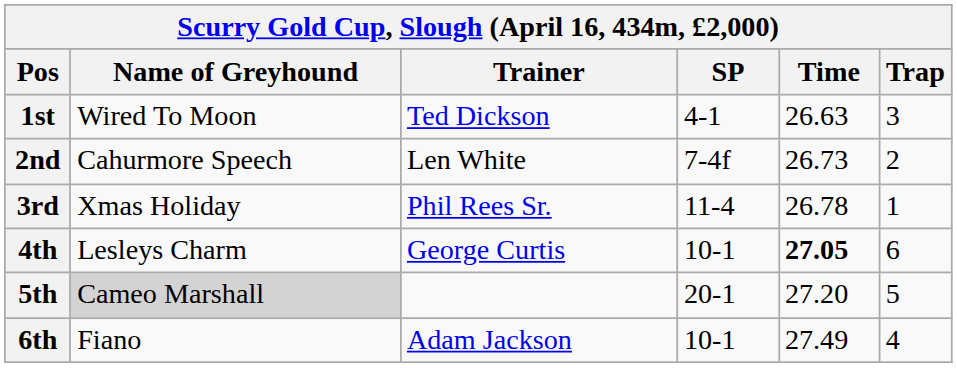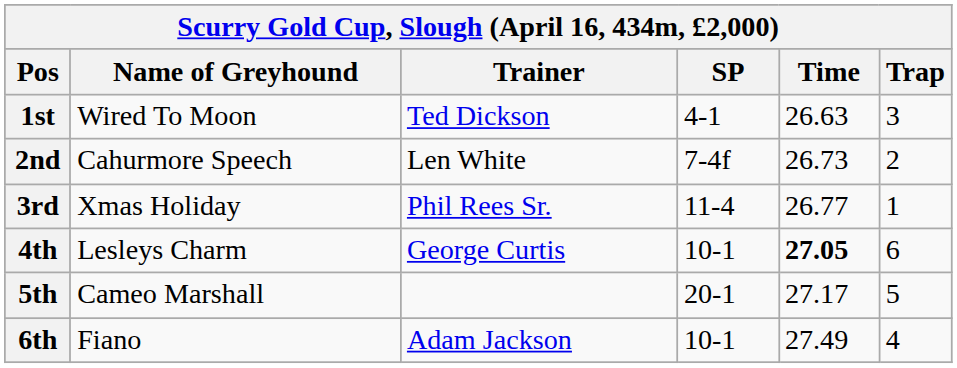(817, 205) 26.78 -> (817, 205) 26.77
(171, 294) lightgrey background -> (171, 294) no background
(817, 294) 27.20 -> (817, 294) 27.17
